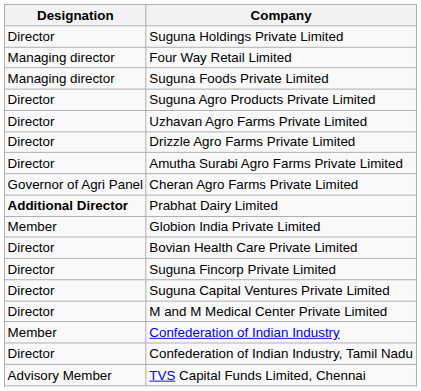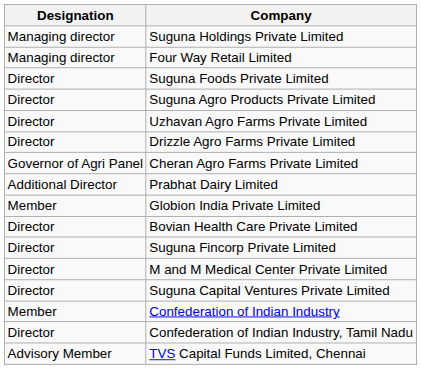(31, 37) Director -> (61, 37) Managing director
(61, 79) Managing director -> (31, 79) Director
- row: (276, 164)
(68, 206) bold -> (62, 185) normal
rows swapped: (269, 290) <-> (268, 312)
